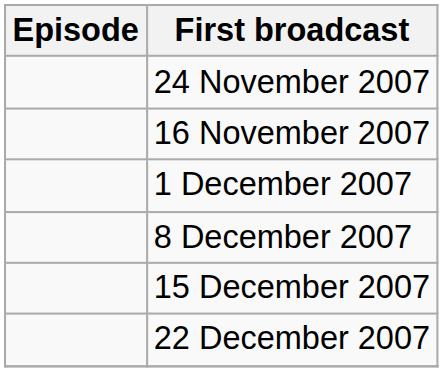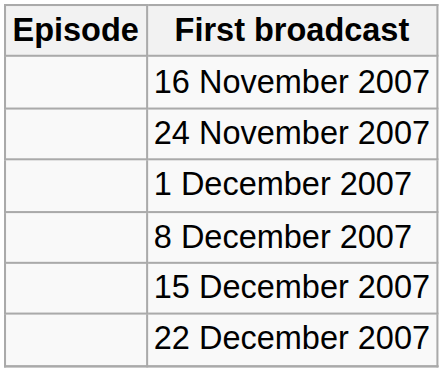rows swapped: (292, 133) <-> (292, 81)
